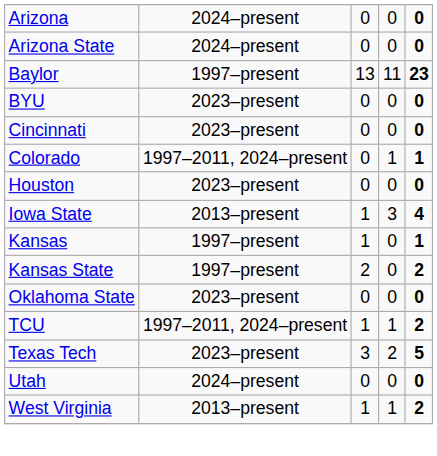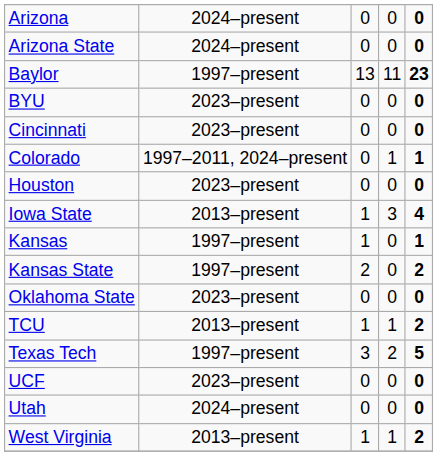(245, 325) 1997–2011, 2024–present -> (245, 325) 2013–present
(245, 353) 2023–present -> (245, 353) 1997–present
+ row: (27, 381)
